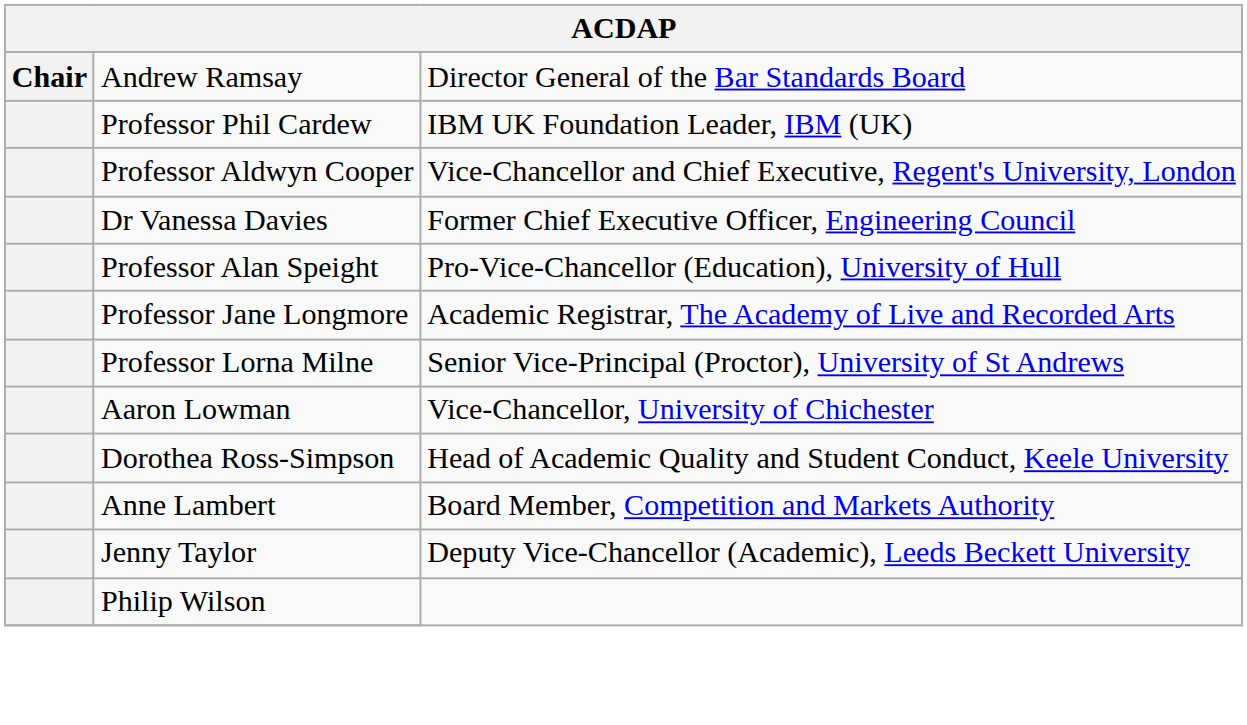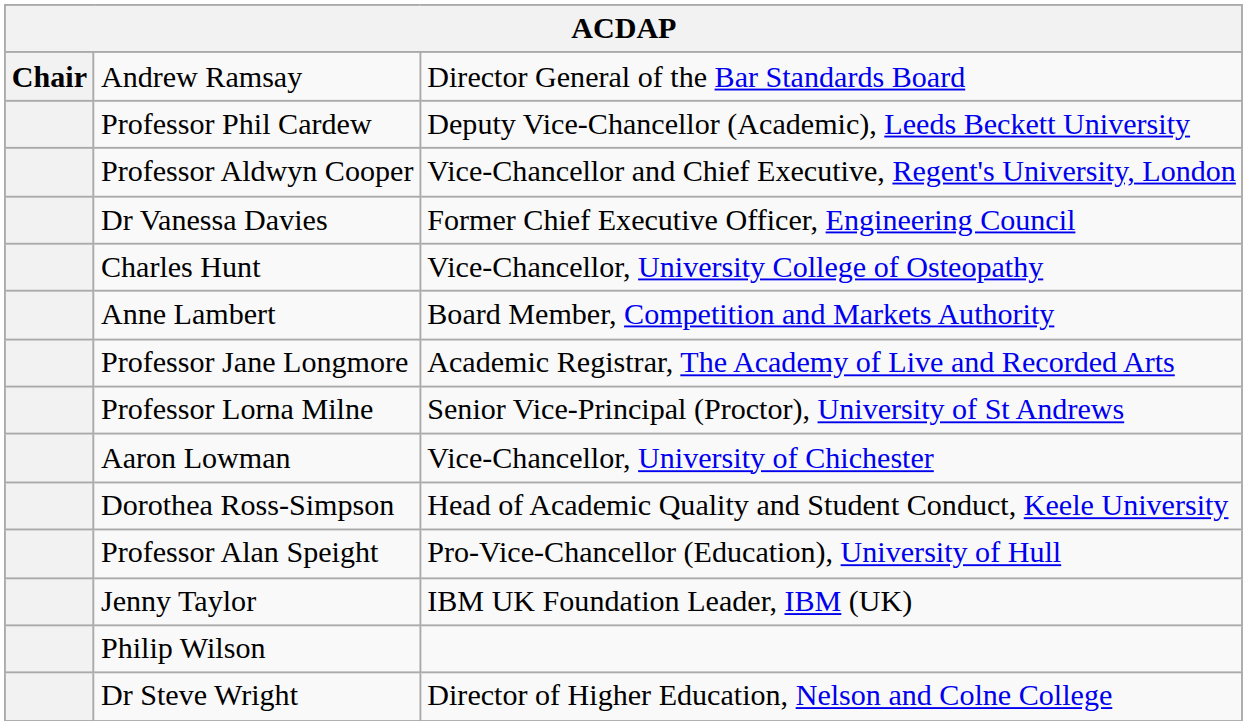(670, 123) IBM UK Foundation Leader, IBM (UK) -> (809, 123) Deputy Vice-Chancellor (Academic), Leeds Beckett University
+ row: (181, 266)
rows swapped: (188, 505) <-> (240, 266)
(809, 553) Deputy Vice-Chancellor (Academic), Leeds Beckett University -> (670, 600) IBM UK Foundation Leader, IBM (UK)
+ row: (199, 696)
